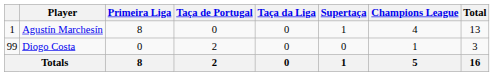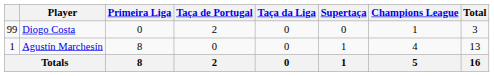rows swapped: (63, 29) <-> (49, 46)
